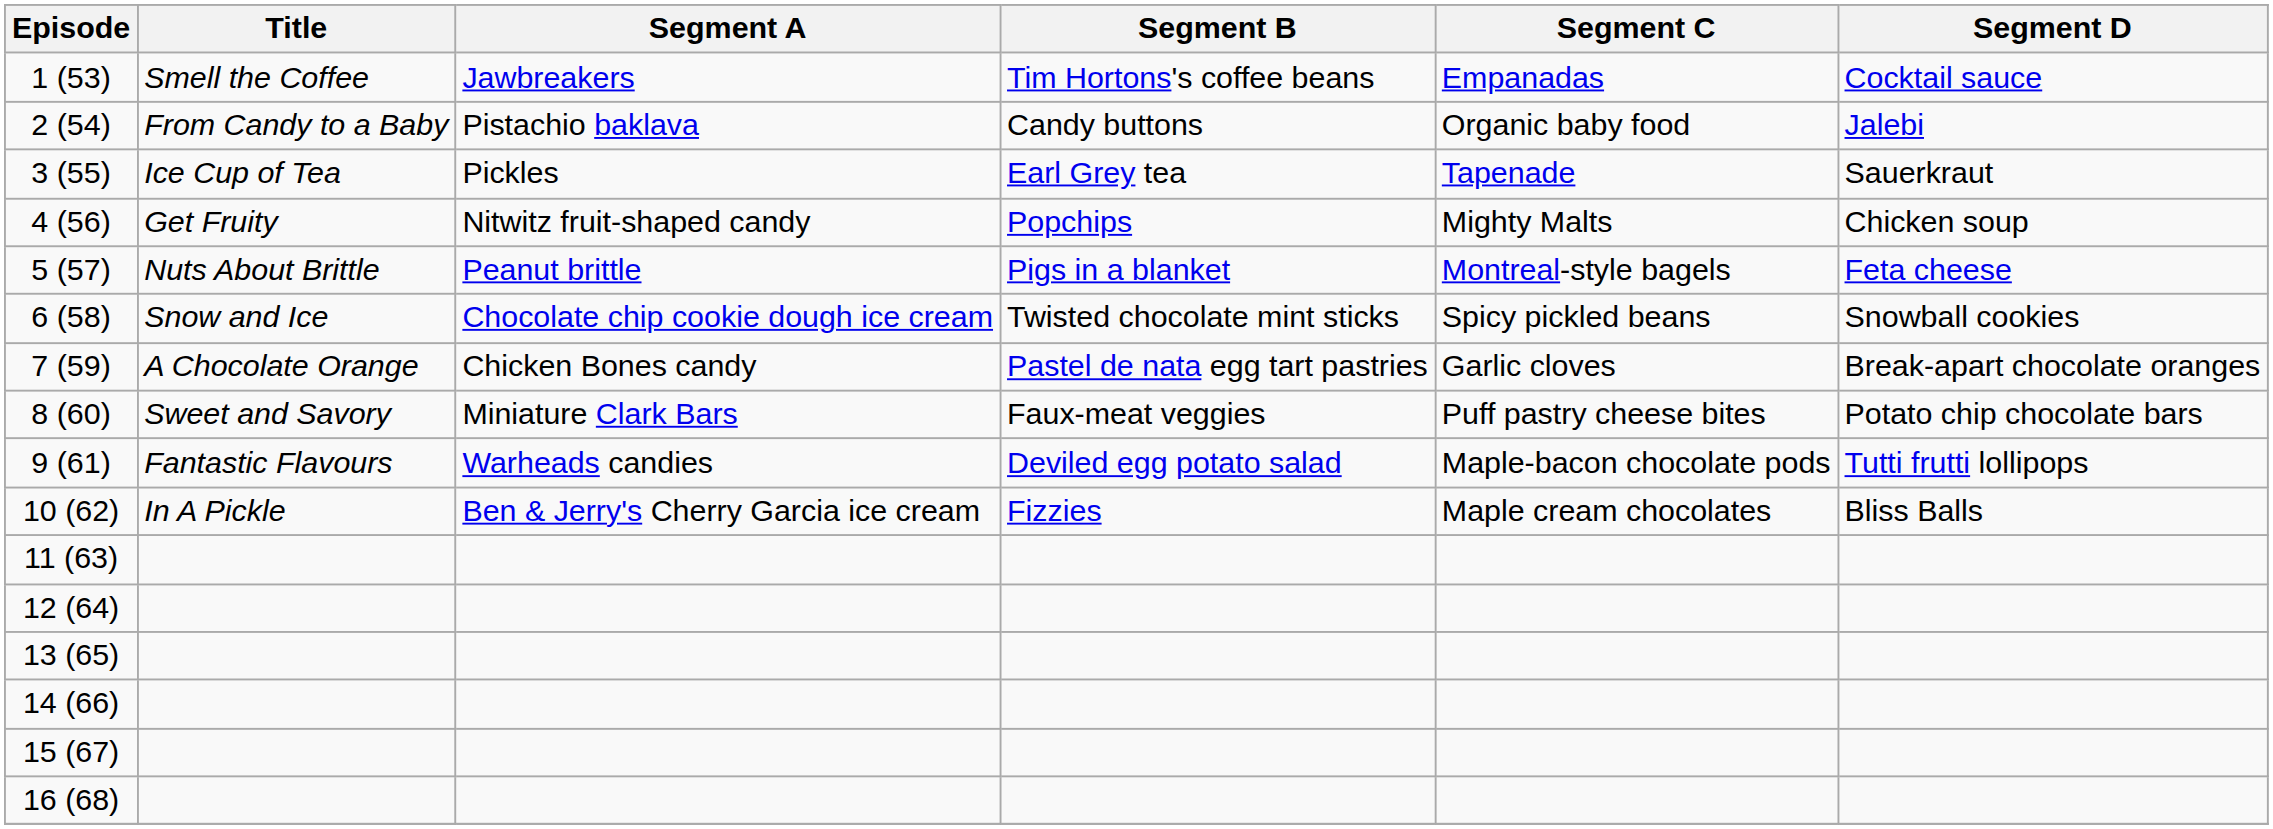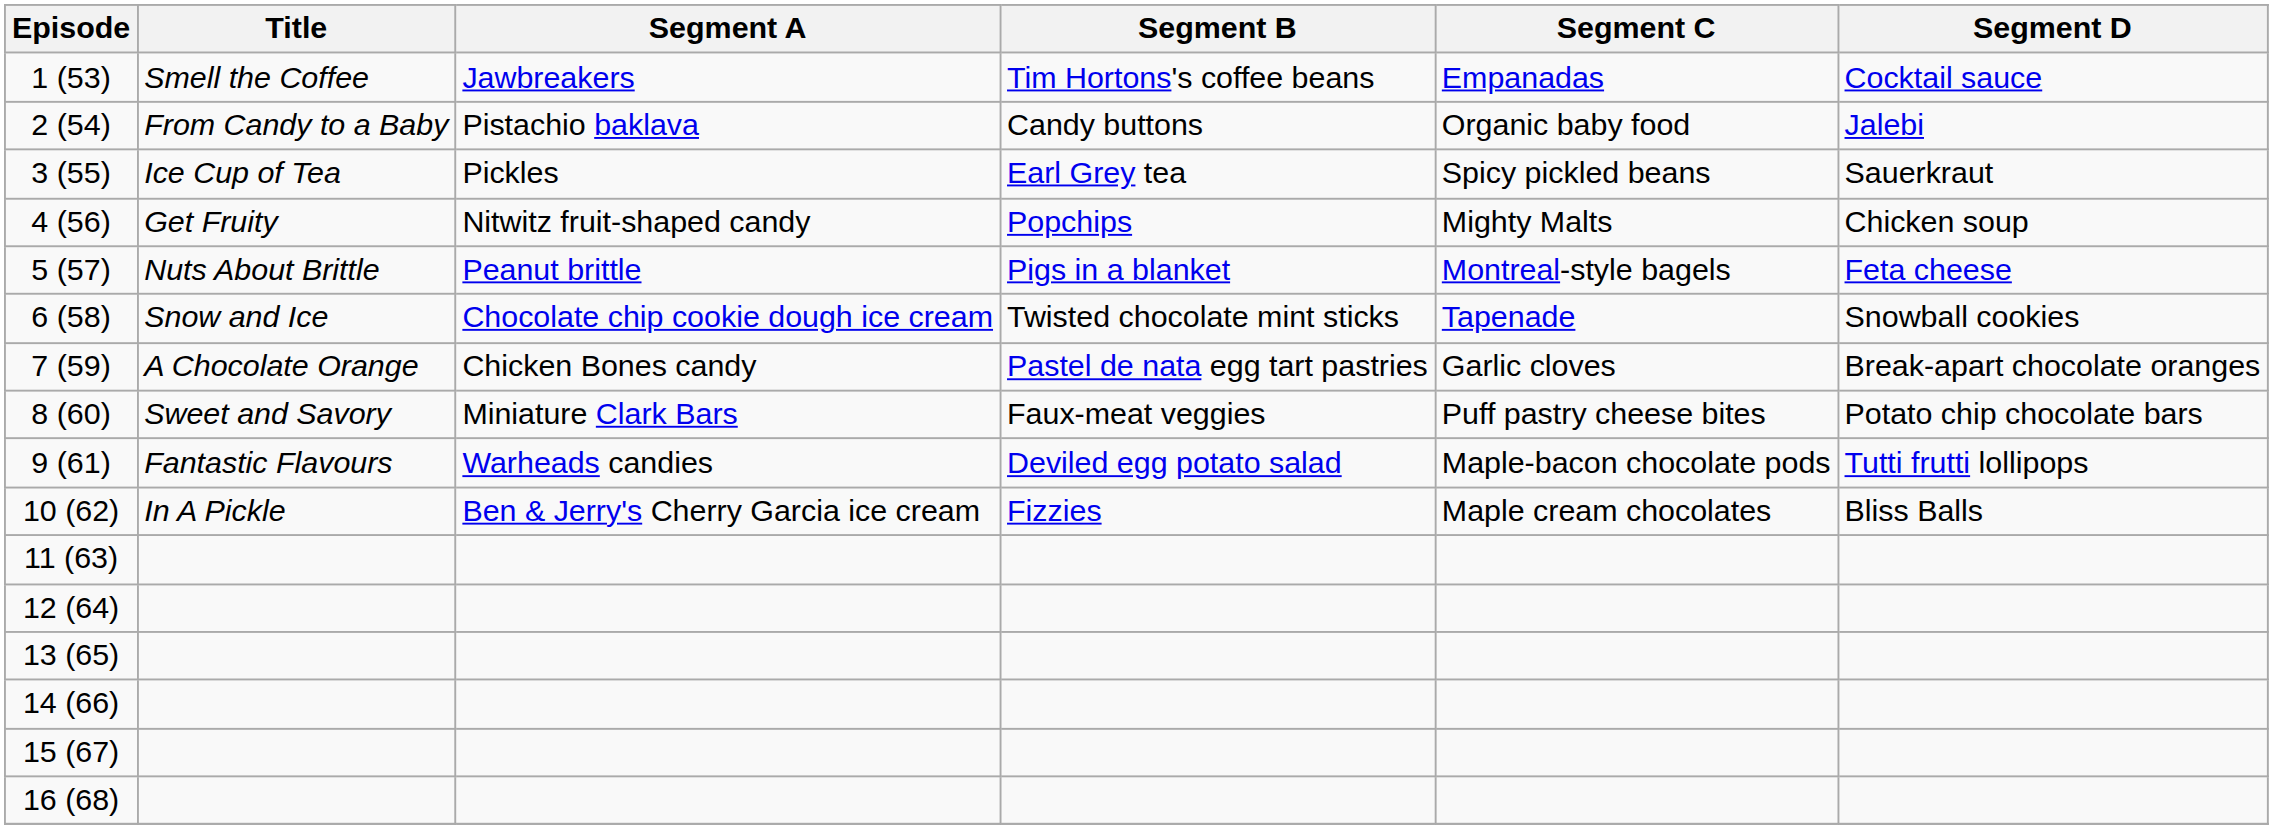(1509, 173) Tapenade -> (1576, 173) Spicy pickled beans
(1576, 317) Spicy pickled beans -> (1509, 317) Tapenade
